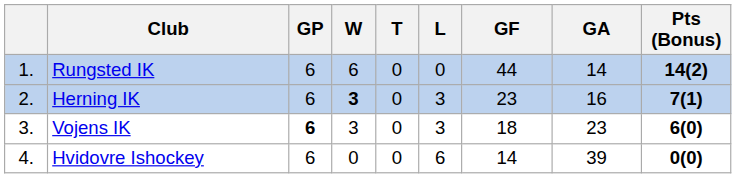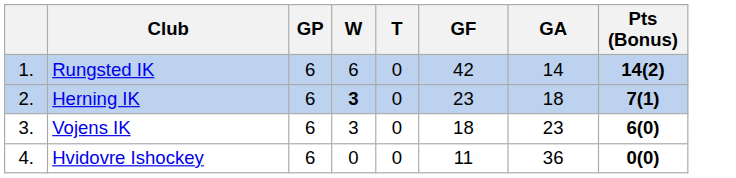- column: (440, 29)
(507, 69) 44 -> (463, 69) 42
(597, 98) 16 -> (553, 98) 18
(310, 128) bold -> (310, 128) normal
(507, 157) 14 -> (463, 157) 11
(597, 157) 39 -> (553, 157) 36
